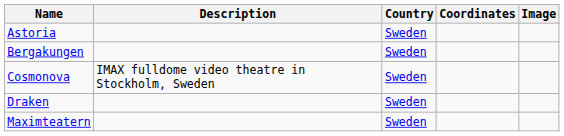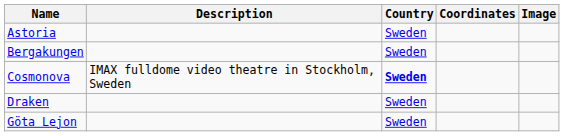(406, 77) normal -> (406, 77) bold
+ row: (42, 122)
- row: (49, 122)
